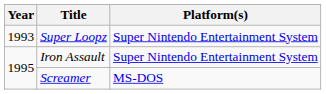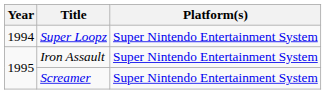(21, 36) 1993 -> (21, 36) 1994
(138, 78) MS-DOS -> (215, 78) Super Nintendo Entertainment System
